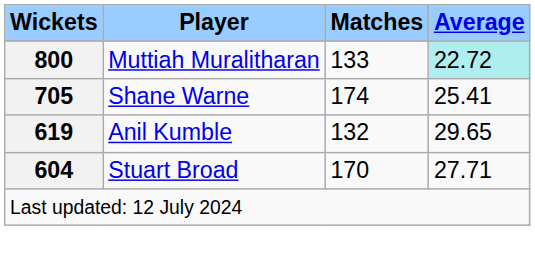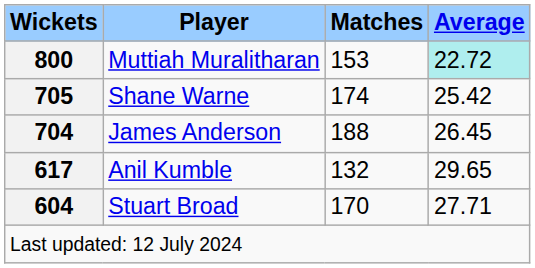(350, 59) 133 -> (350, 59) 153
(463, 96) 25.41 -> (463, 96) 25.42
+ row: (195, 133)
(54, 133) 619 -> (54, 170) 617
